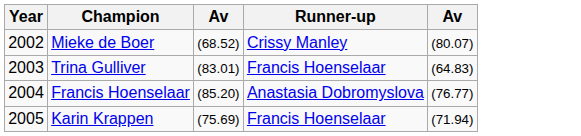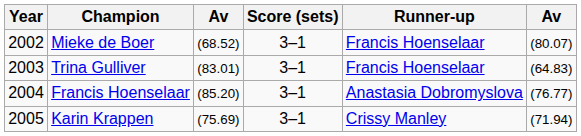+ column: (293, 17)
(297, 42) Crissy Manley -> (415, 42) Francis Hoenselaar
(316, 118) Francis Hoenselaar -> (396, 118) Crissy Manley
